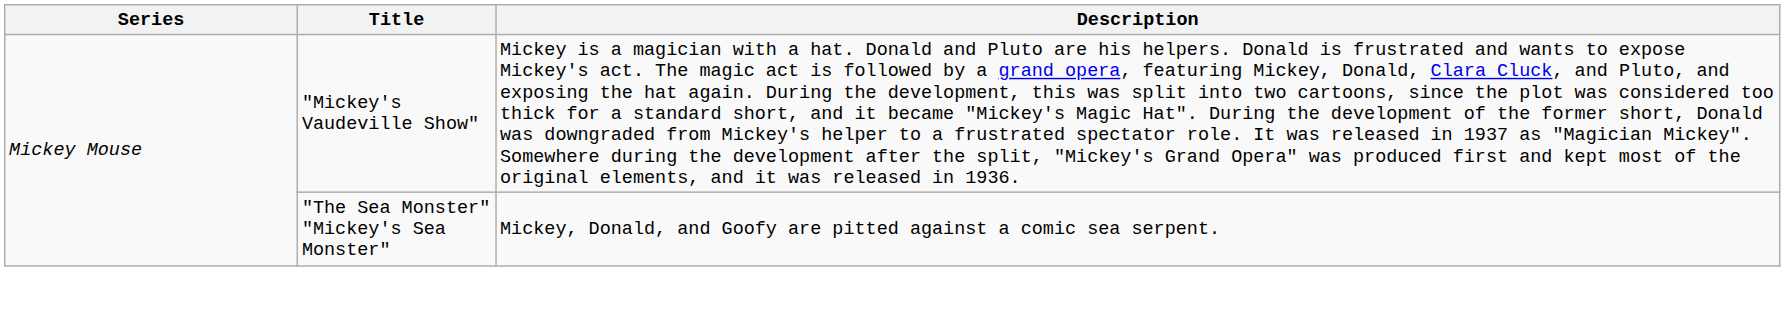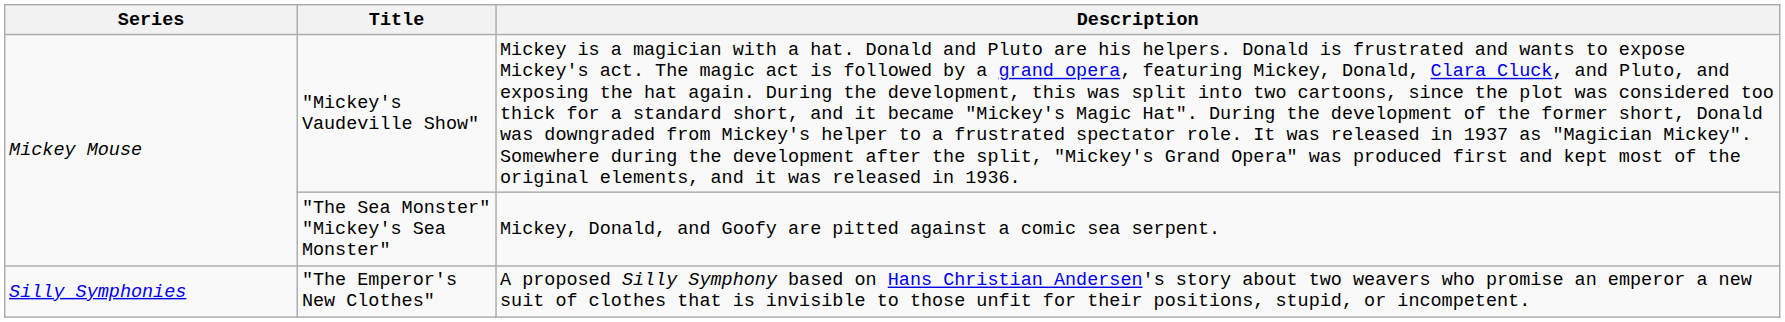+ row: (379, 291)
